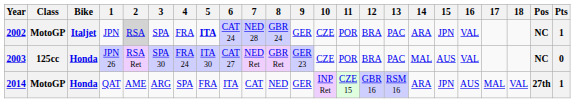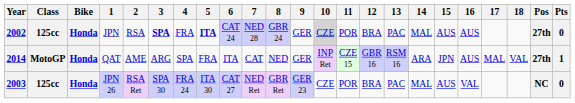(48, 32) MotoGP -> (48, 32) 125cc
(84, 32) Italjet -> (84, 32) Honda
(136, 32) lightgrey background -> (136, 32) no background
(161, 32) normal -> (161, 32) bold
(325, 32) no background -> (325, 32) lightgrey background
(421, 32) ARA -> (421, 32) MAL
(446, 32) JPN -> (446, 32) AUS
(470, 32) VAL -> (470, 32) AUS
(542, 32) NC -> (542, 32) 27th
(561, 32) 1 -> (561, 32) 0
rows swapped: (16, 58) <-> (16, 84)
